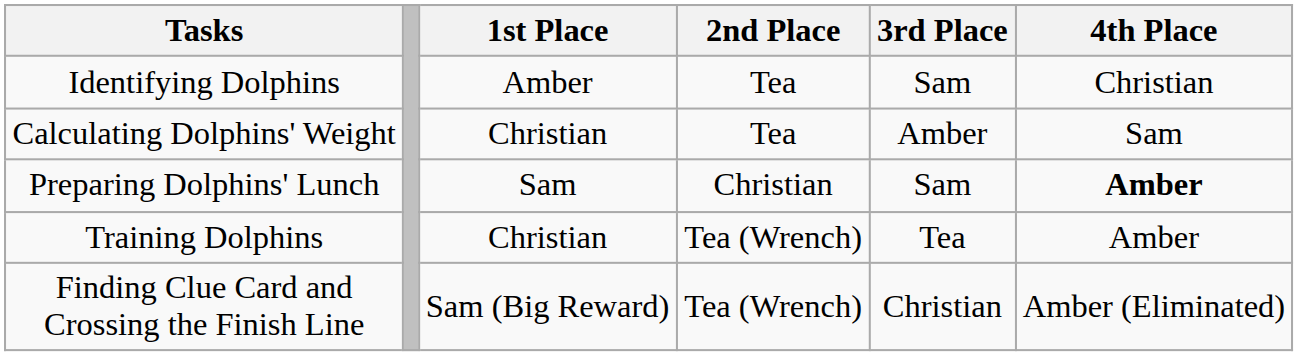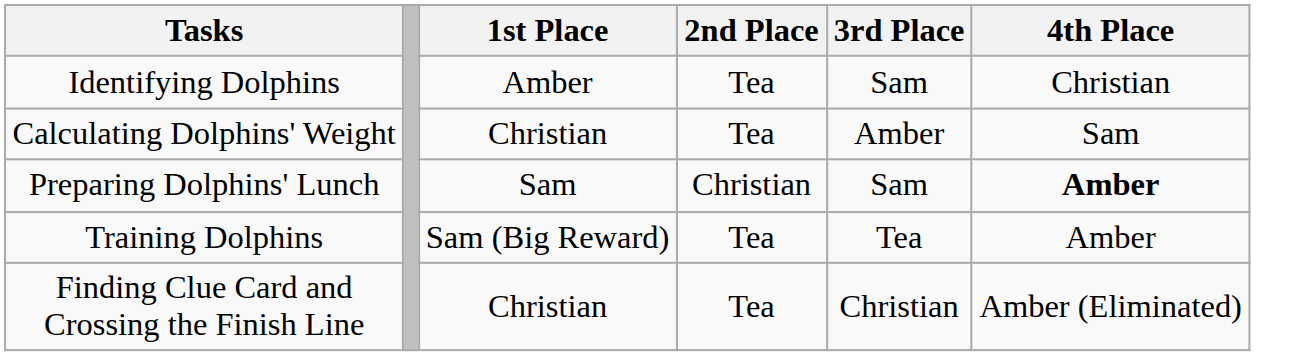(548, 236) Christian -> (548, 236) Sam (Big Reward)
(773, 236) Tea (Wrench) -> (752, 236) Tea
(548, 306) Sam (Big Reward) -> (548, 306) Christian
(773, 306) Tea (Wrench) -> (752, 306) Tea
